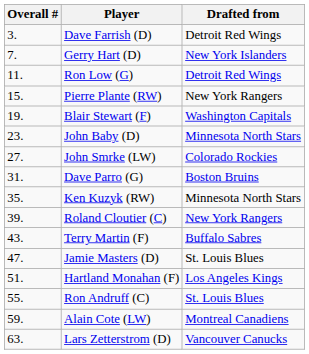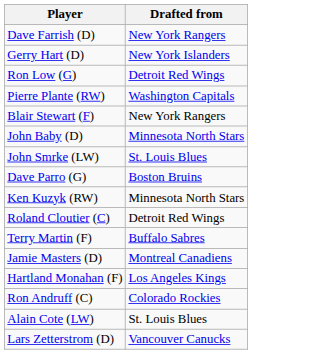- column: (33, 14)
(233, 34) Detroit Red Wings -> (177, 34) New York Rangers
(234, 95) New York Rangers -> (181, 95) Washington Capitals
(238, 116) Washington Capitals -> (177, 116) New York Rangers
(231, 156) Colorado Rockies -> (168, 156) St. Louis Blues
(234, 217) New York Rangers -> (176, 217) Detroit Red Wings
(224, 258) St. Louis Blues -> (180, 258) Montreal Canadiens
(224, 298) St. Louis Blues -> (174, 298) Colorado Rockies
(237, 319) Montreal Canadiens -> (168, 319) St. Louis Blues
